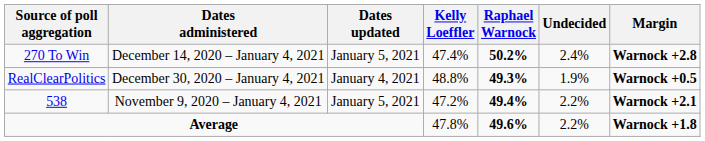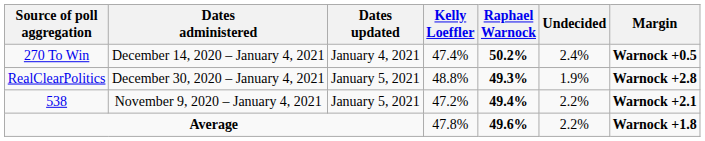(375, 55) January 5, 2021 -> (375, 55) January 4, 2021
(655, 55) Warnock +2.8 -> (655, 55) Warnock +0.5
(375, 78) January 4, 2021 -> (375, 78) January 5, 2021
(655, 78) Warnock +0.5 -> (655, 78) Warnock +2.8
